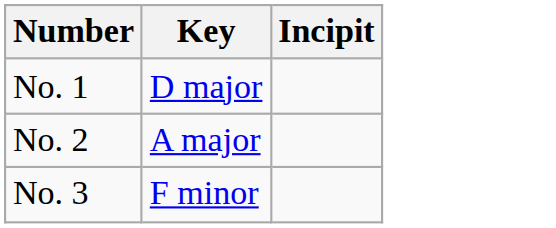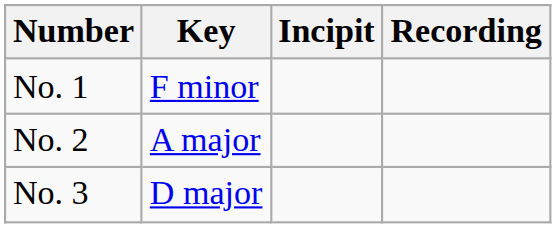+ column: (466, 31)
(206, 85) D major -> (204, 85) F minor
(204, 193) F minor -> (206, 193) D major
